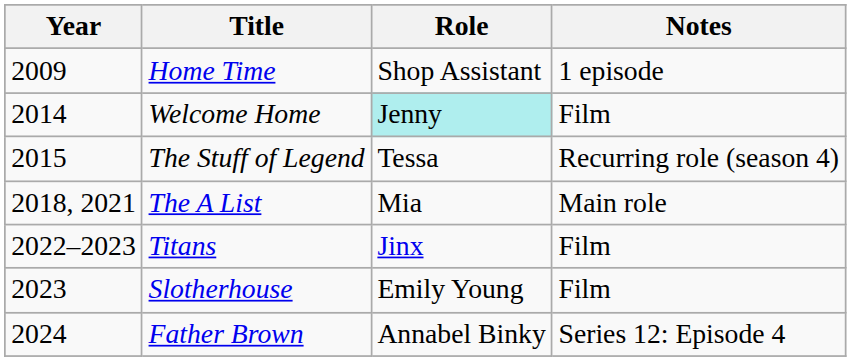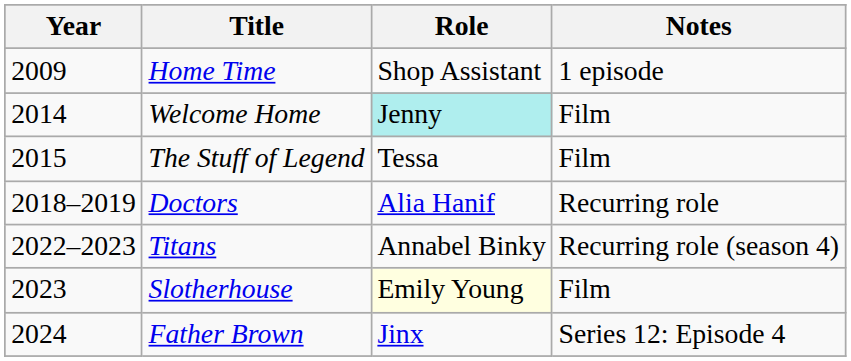(699, 158) Recurring role (season 4) -> (585, 158) Film
+ row: (193, 202)
- row: (205, 202)
(400, 245) Jinx -> (462, 245) Annabel Binky
(585, 245) Film -> (699, 245) Recurring role (season 4)
(450, 289) no background -> (450, 289) lightyellow background
(462, 333) Annabel Binky -> (400, 333) Jinx
